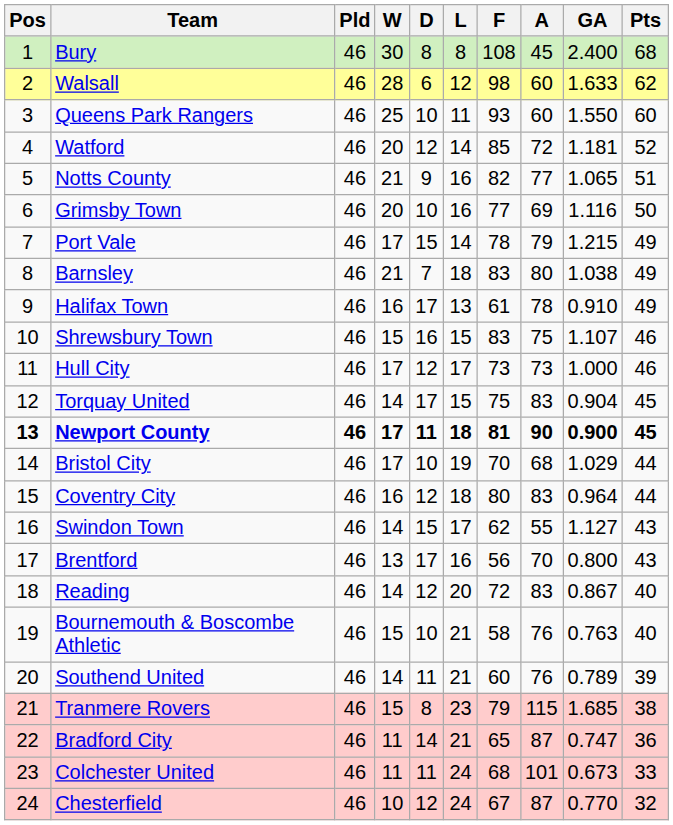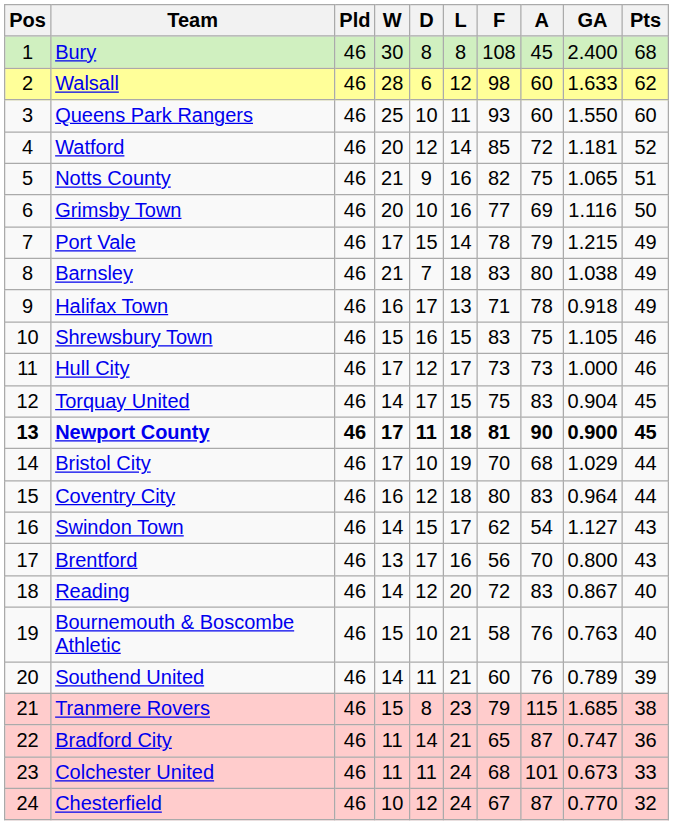(542, 178) 77 -> (542, 178) 75
(499, 305) 61 -> (499, 305) 71
(593, 305) 0.910 -> (593, 305) 0.918
(593, 337) 1.107 -> (593, 337) 1.105
(542, 527) 55 -> (542, 527) 54
